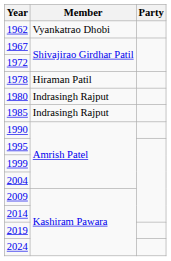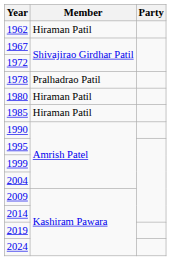(71, 29) Vyankatrao Dhobi -> (62, 29) Hiraman Patil
(62, 79) Hiraman Patil -> (67, 79) Pralhadrao Patil
(71, 96) Indrasingh Rajput -> (62, 96) Hiraman Patil
(71, 113) Indrasingh Rajput -> (62, 113) Hiraman Patil
